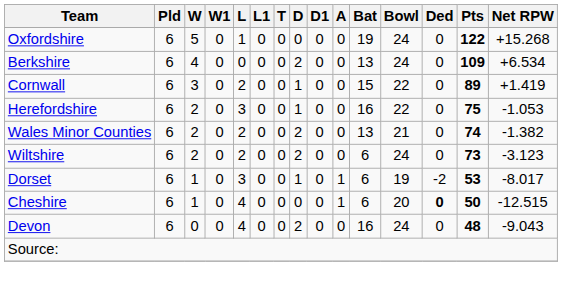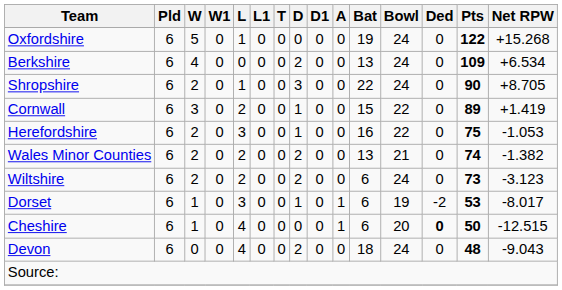+ row: (43, 86)
(365, 226) 16 -> (365, 249) 18
